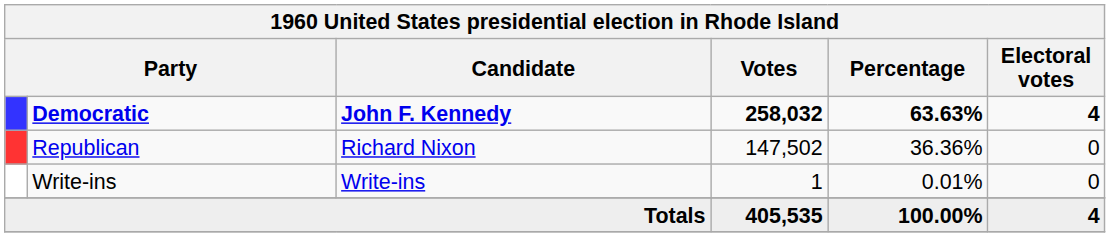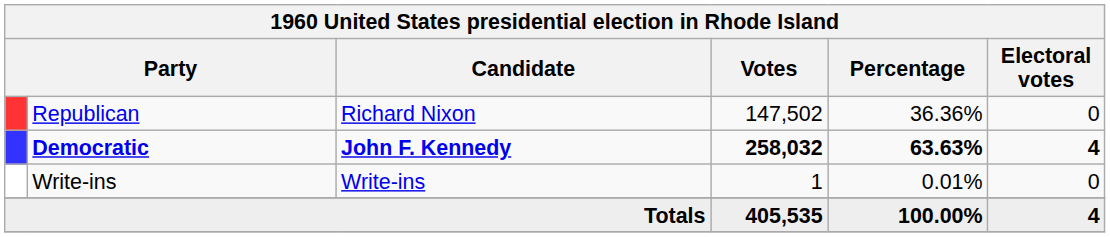rows swapped: (91, 114) <-> (86, 148)
